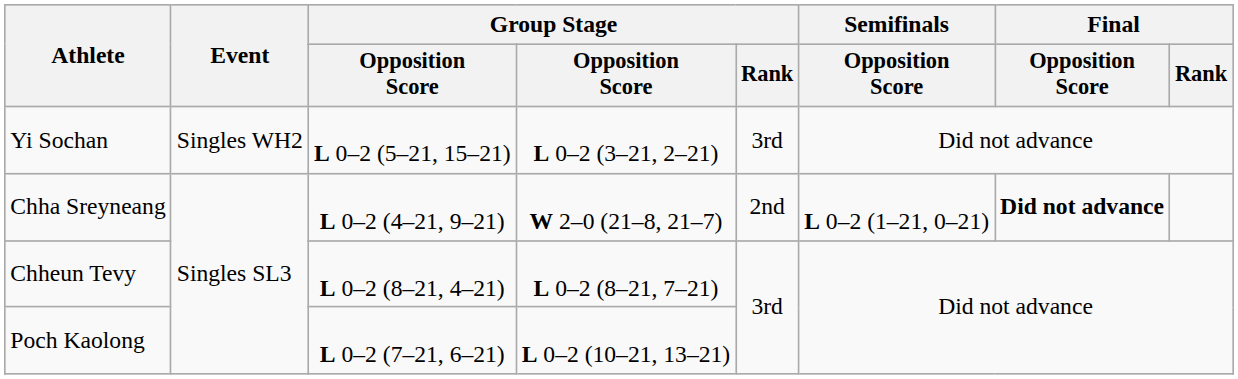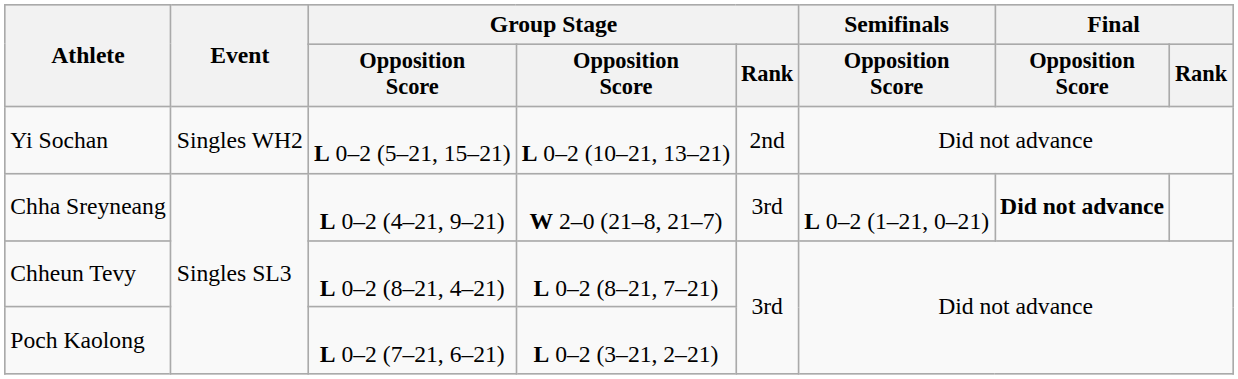(626, 154) L 0–2 (3–21, 2–21) -> (626, 154) L 0–2 (10–21, 13–21)
(767, 140) 3rd -> (767, 140) 2nd
(767, 207) 2nd -> (767, 207) 3rd
(626, 354) L 0–2 (10–21, 13–21) -> (626, 354) L 0–2 (3–21, 2–21)
